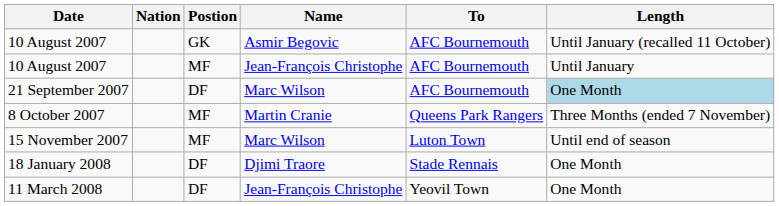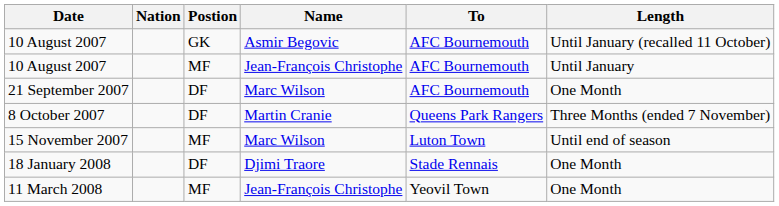(586, 90) lightblue background -> (586, 90) no background
(199, 115) MF -> (198, 115) DF
(198, 189) DF -> (199, 189) MF
